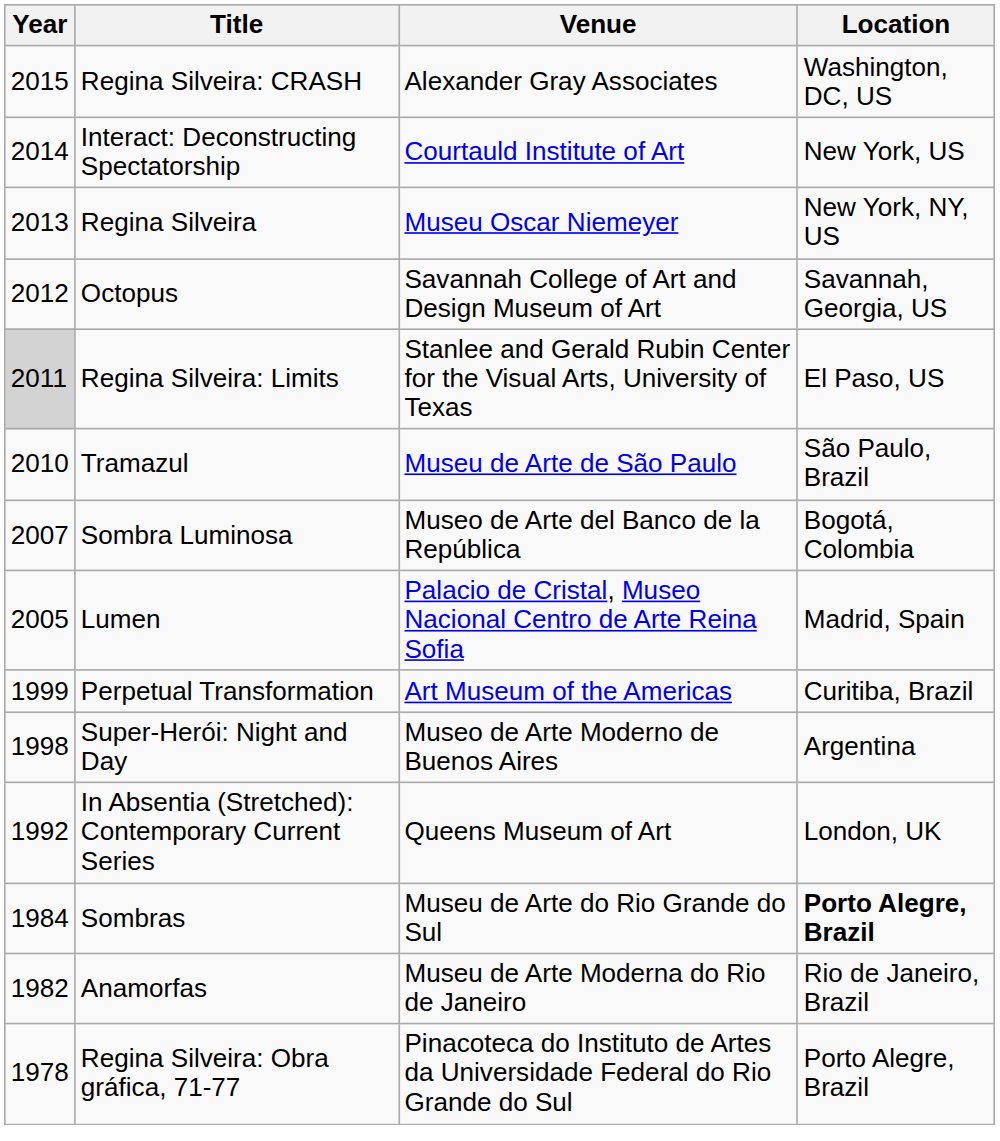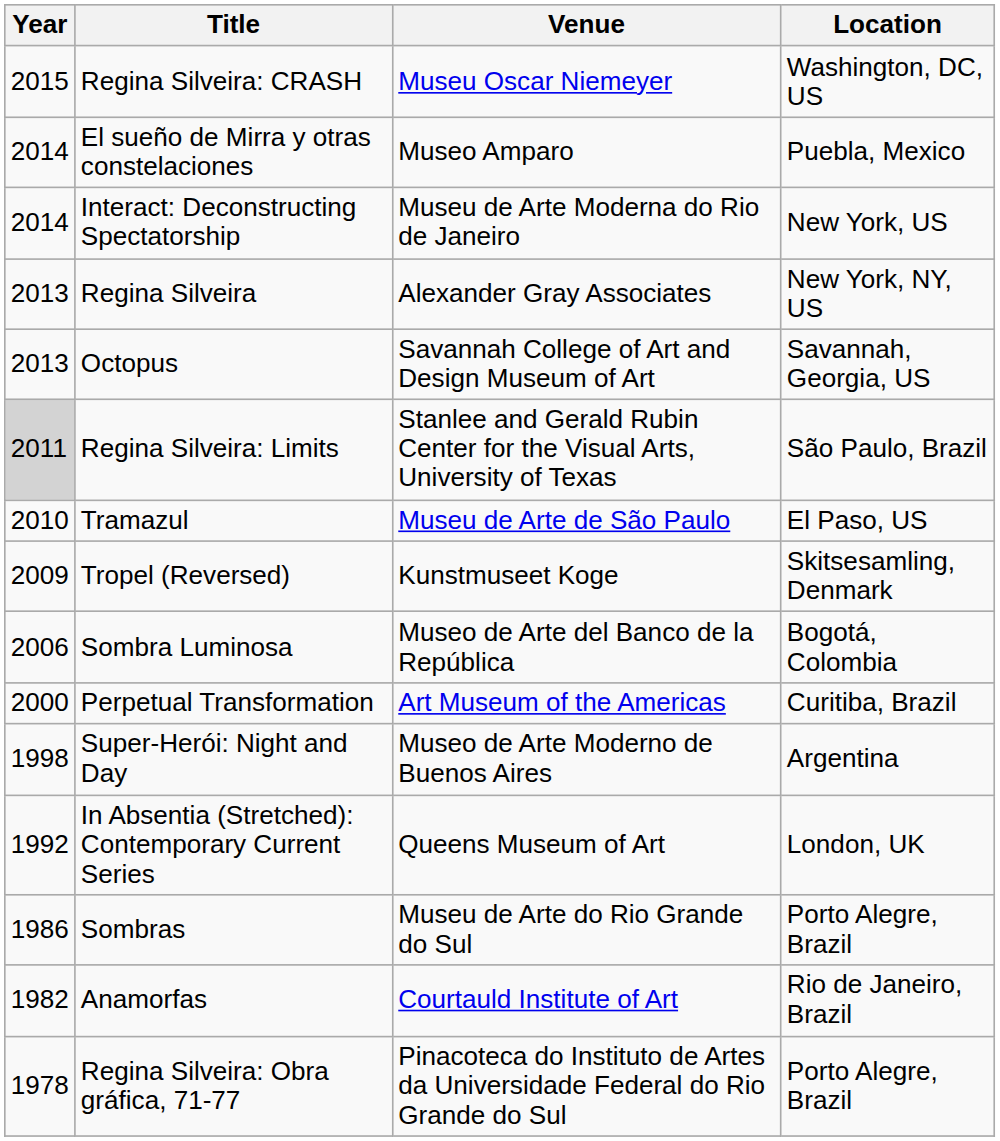(561, 81) Alexander Gray Associates -> (535, 81) Museu Oscar Niemeyer
+ row: (226, 151)
(544, 151) Courtauld Institute of Art -> (579, 222) Museu de Arte Moderna do Rio de Janeiro
(541, 222) Museu Oscar Niemeyer -> (555, 293) Alexander Gray Associates
(40, 293) 2012 -> (40, 364) 2013
(874, 378) El Paso, US -> (887, 449) São Paulo, Brazil
(868, 464) São Paulo, Brazil -> (857, 520) El Paso, US
+ row: (185, 576)
(40, 534) 2007 -> (40, 646) 2006
- row: (121, 620)
(40, 690) 1999 -> (40, 702) 2000
(40, 917) 1984 -> (40, 929) 1986
(885, 917) bold -> (862, 929) normal
(585, 988) Museu de Arte Moderna do Rio de Janeiro -> (538, 1000) Courtauld Institute of Art
